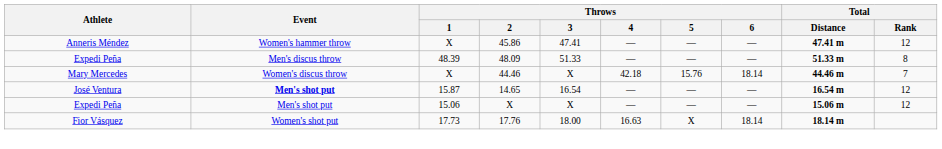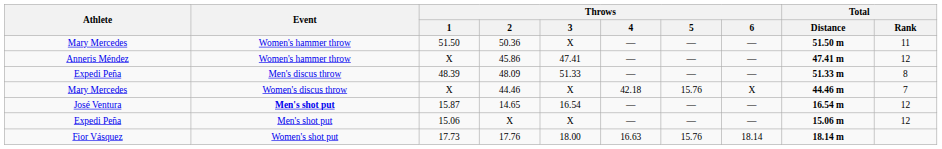+ row: (510, 43)
(752, 74) 18.14 -> (752, 90) X
(691, 121) X -> (691, 136) 15.76
